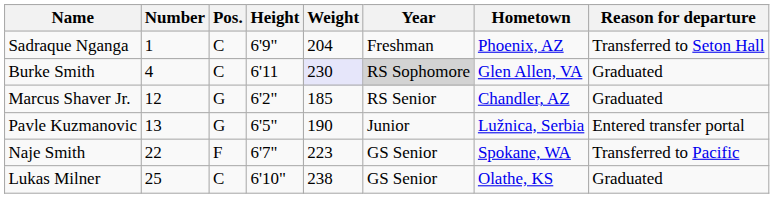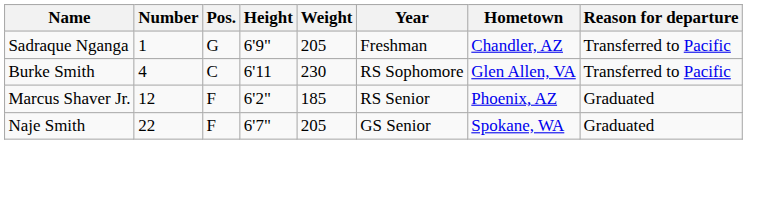(219, 44) C -> (213, 44) G
(320, 44) 204 -> (313, 44) 205
(521, 44) Phoenix, AZ -> (517, 44) Chandler, AZ
(678, 44) Transferred to Seton Hall -> (657, 44) Transferred to Pacific
(320, 71) lavender background -> (313, 71) no background
(418, 71) lightgrey background -> (412, 71) no background
(627, 71) Graduated -> (657, 71) Transferred to Pacific
(219, 98) G -> (211, 98) F
(524, 98) Chandler, AZ -> (514, 98) Phoenix, AZ
- row: (73, 125)
(320, 152) 223 -> (313, 125) 205
(666, 152) Transferred to Pacific -> (619, 125) Graduated
- row: (54, 179)
